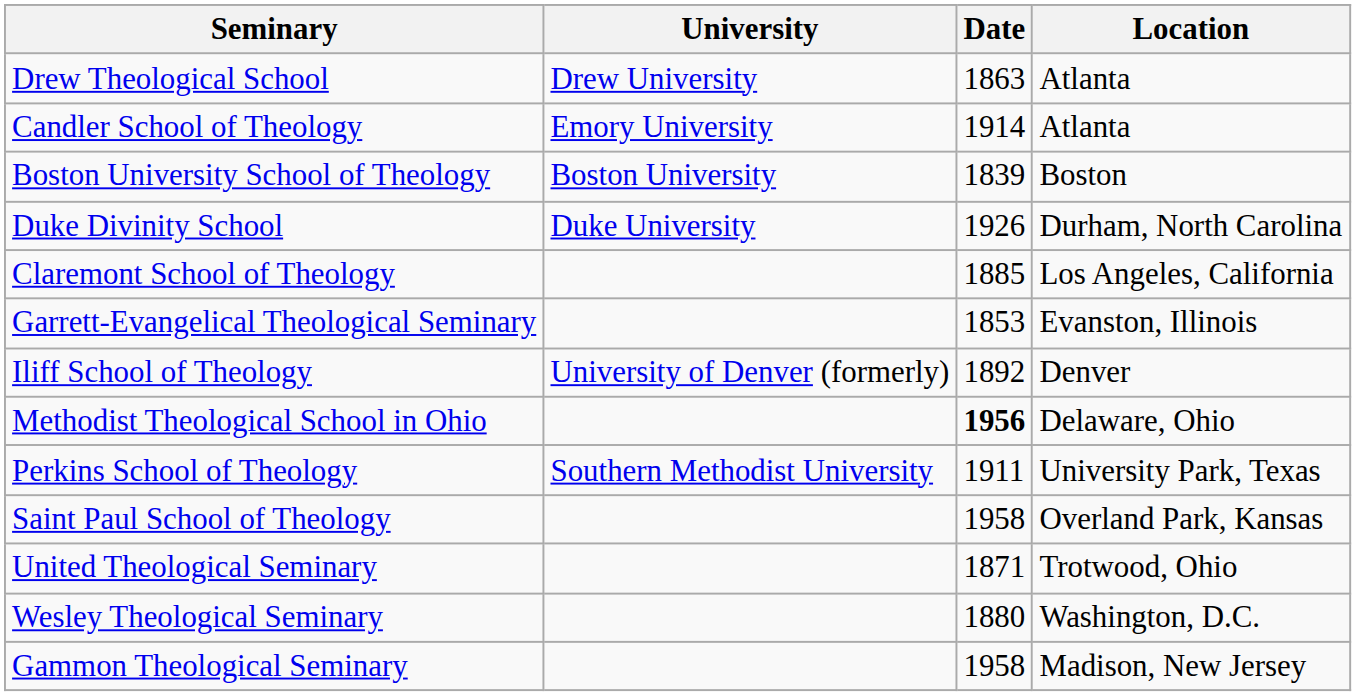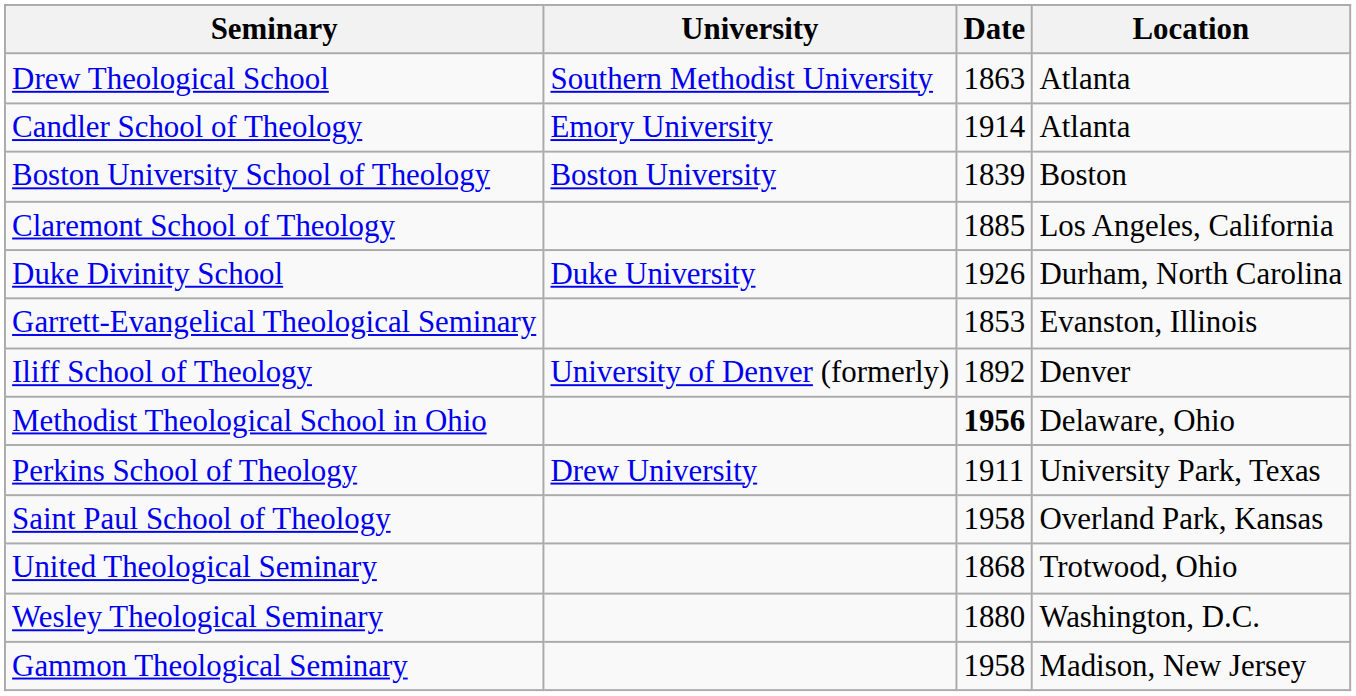(654, 77) Drew University -> (742, 77) Southern Methodist University
rows swapped: (203, 273) <-> (148, 224)
(742, 469) Southern Methodist University -> (654, 469) Drew University
(994, 567) 1871 -> (994, 567) 1868
